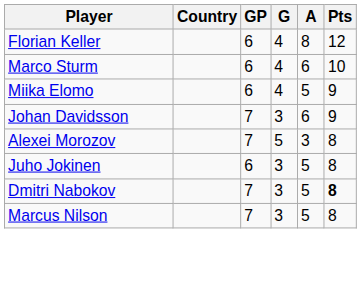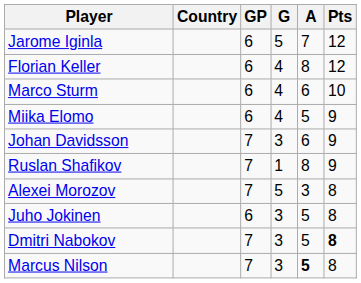+ row: (55, 41)
+ row: (65, 166)
(305, 215) normal -> (305, 265) bold
